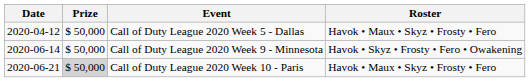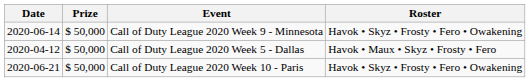rows swapped: (207, 31) <-> (217, 49)
(85, 67) lightgrey background -> (85, 67) no background
(412, 67) Havok • Maux • Skyz • Frosty • Fero -> (425, 67) Havok • Skyz • Frosty • Fero • Owakening
